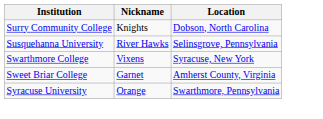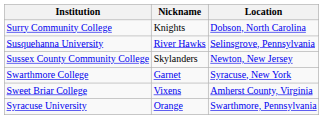+ row: (78, 59)
(130, 59) Vixens -> (167, 75) Garnet
(130, 75) Garnet -> (167, 91) Vixens
